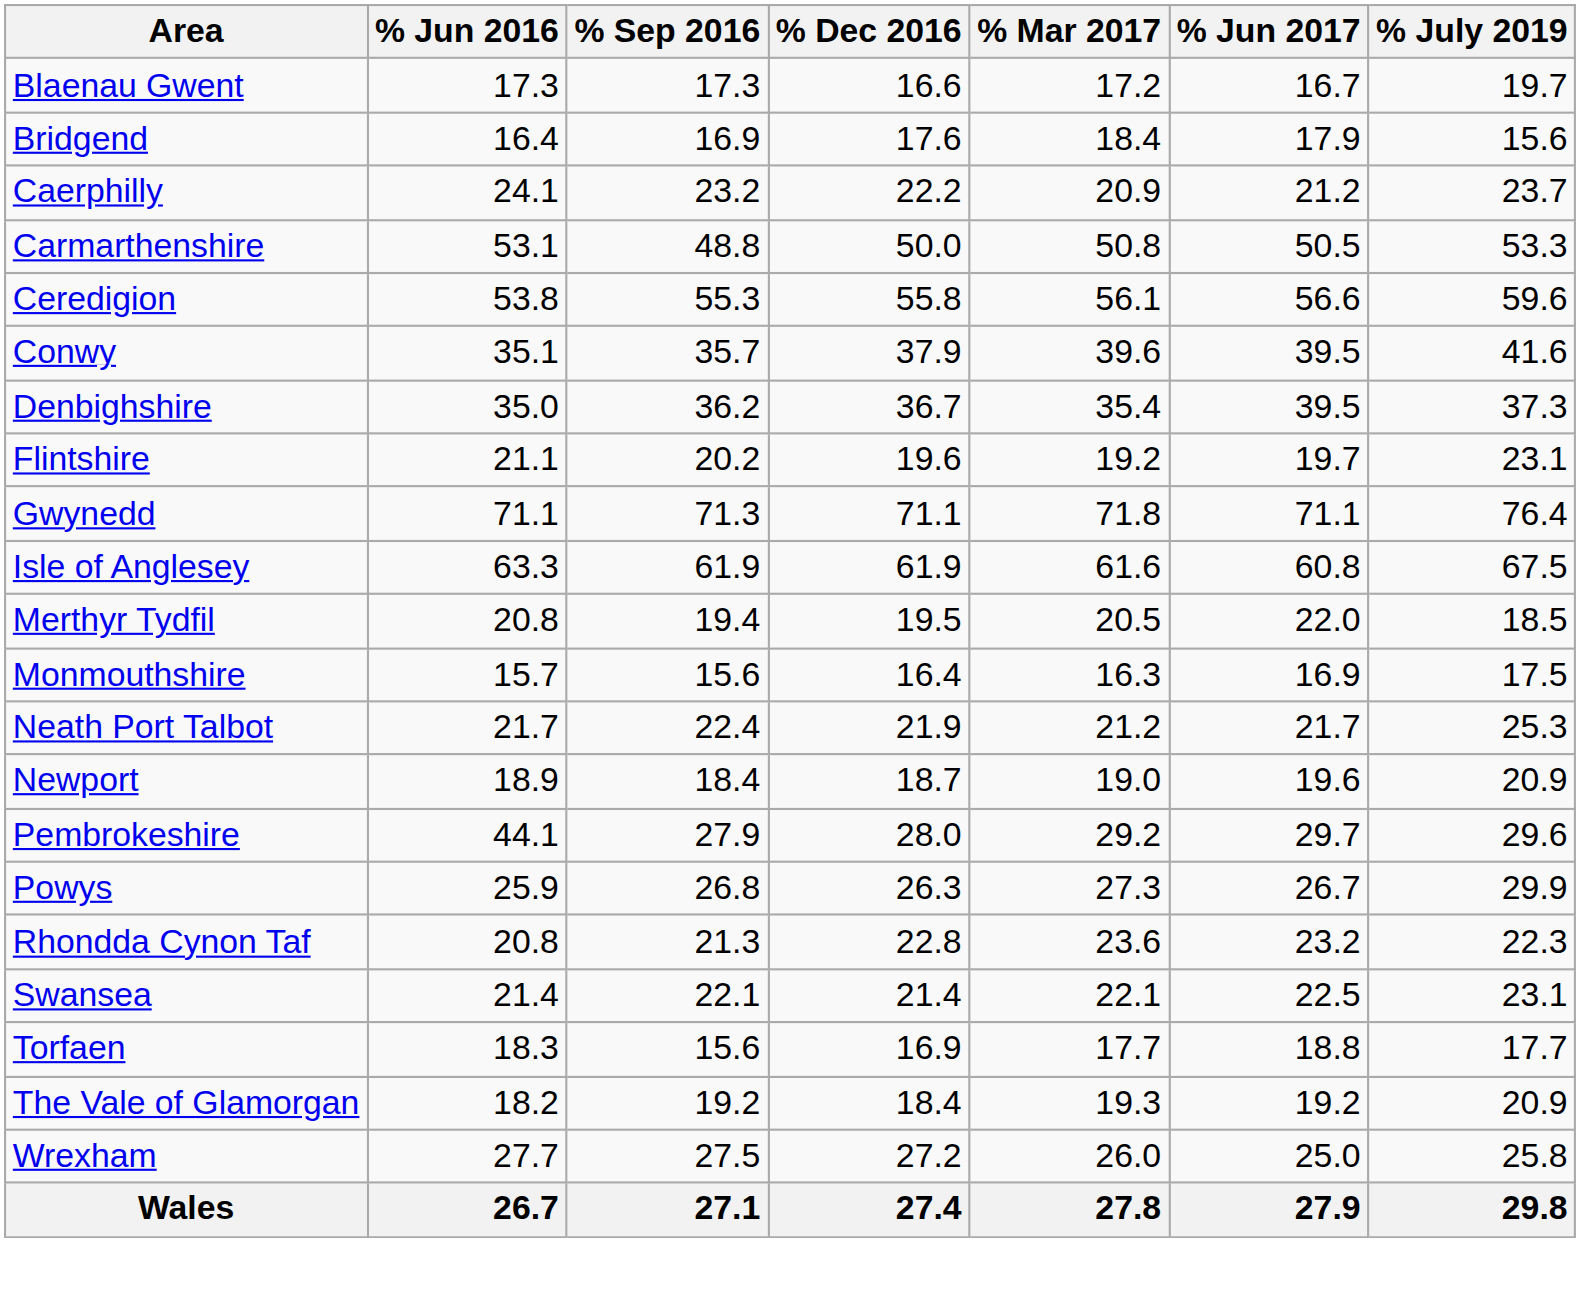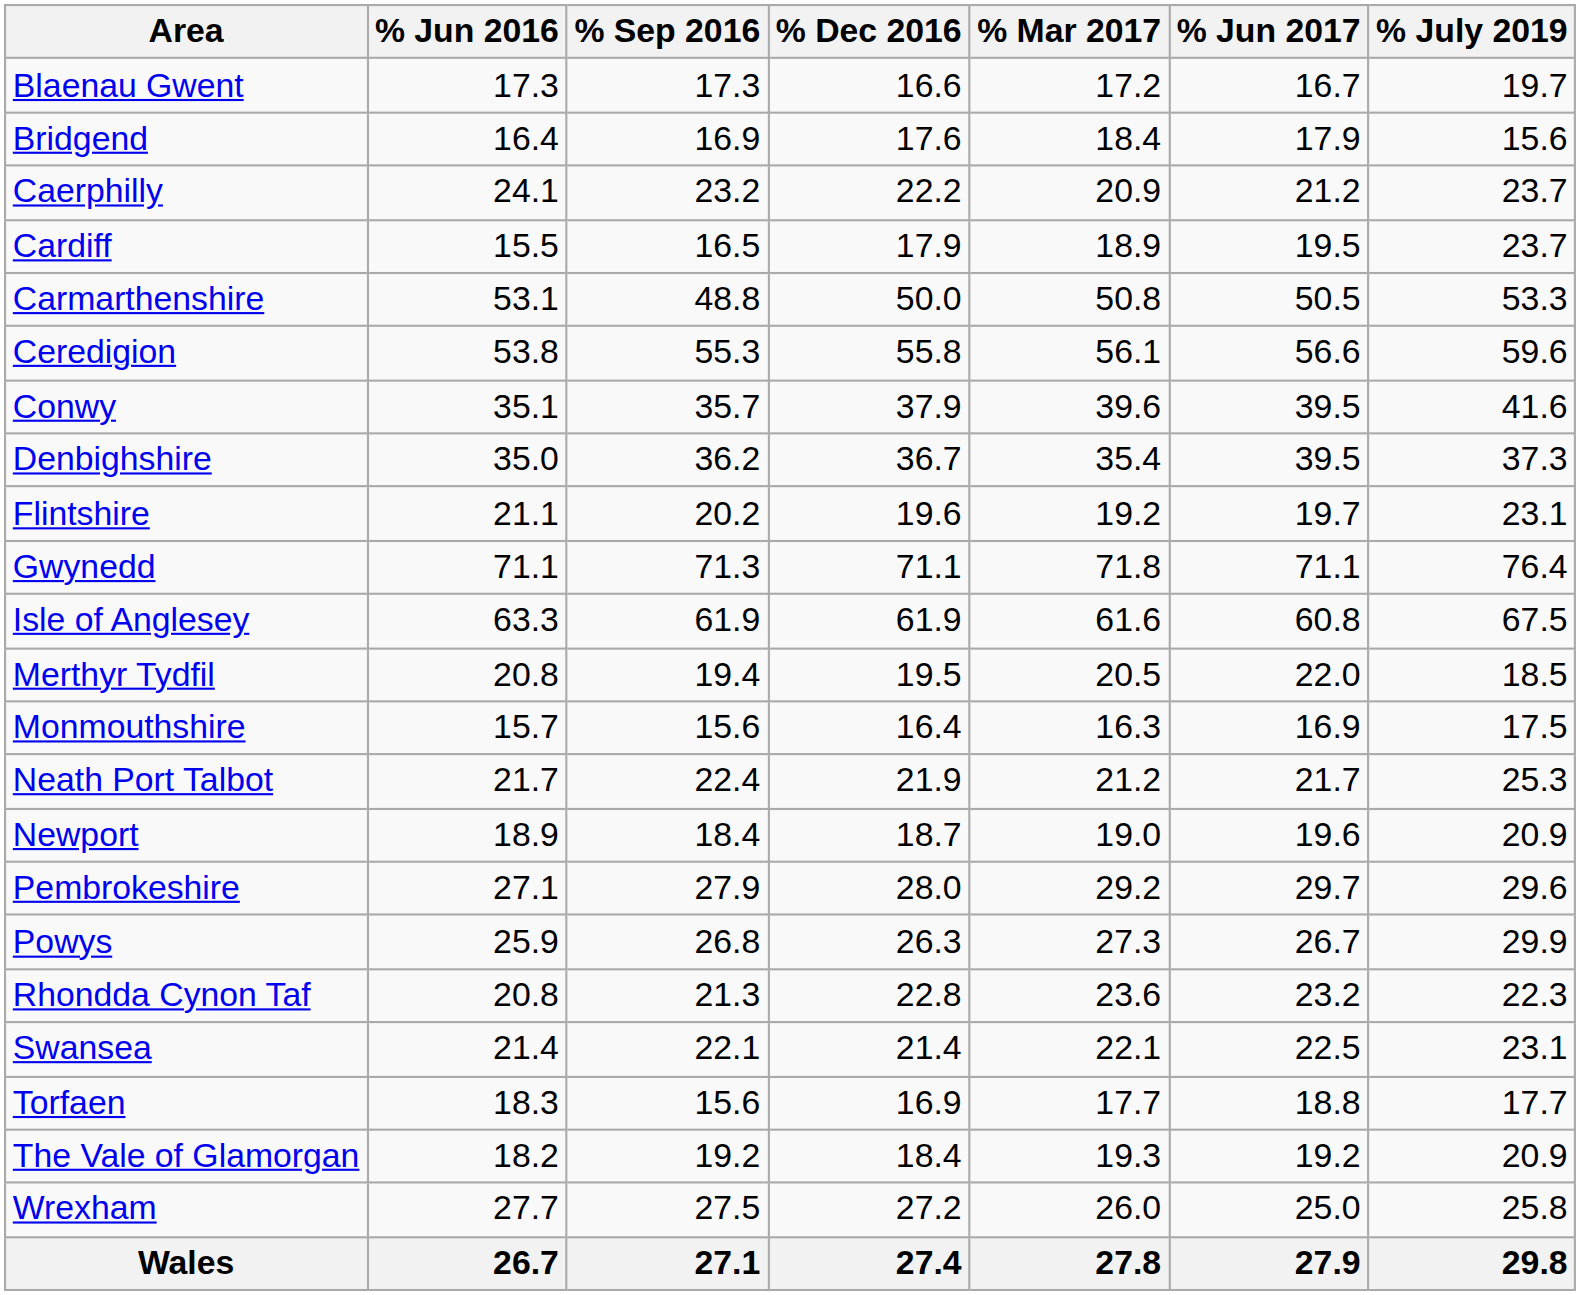+ row: (62, 245)
(526, 834) 44.1 -> (526, 887) 27.1
